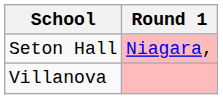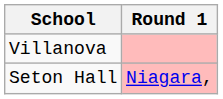rows swapped: (63, 49) <-> (58, 78)
